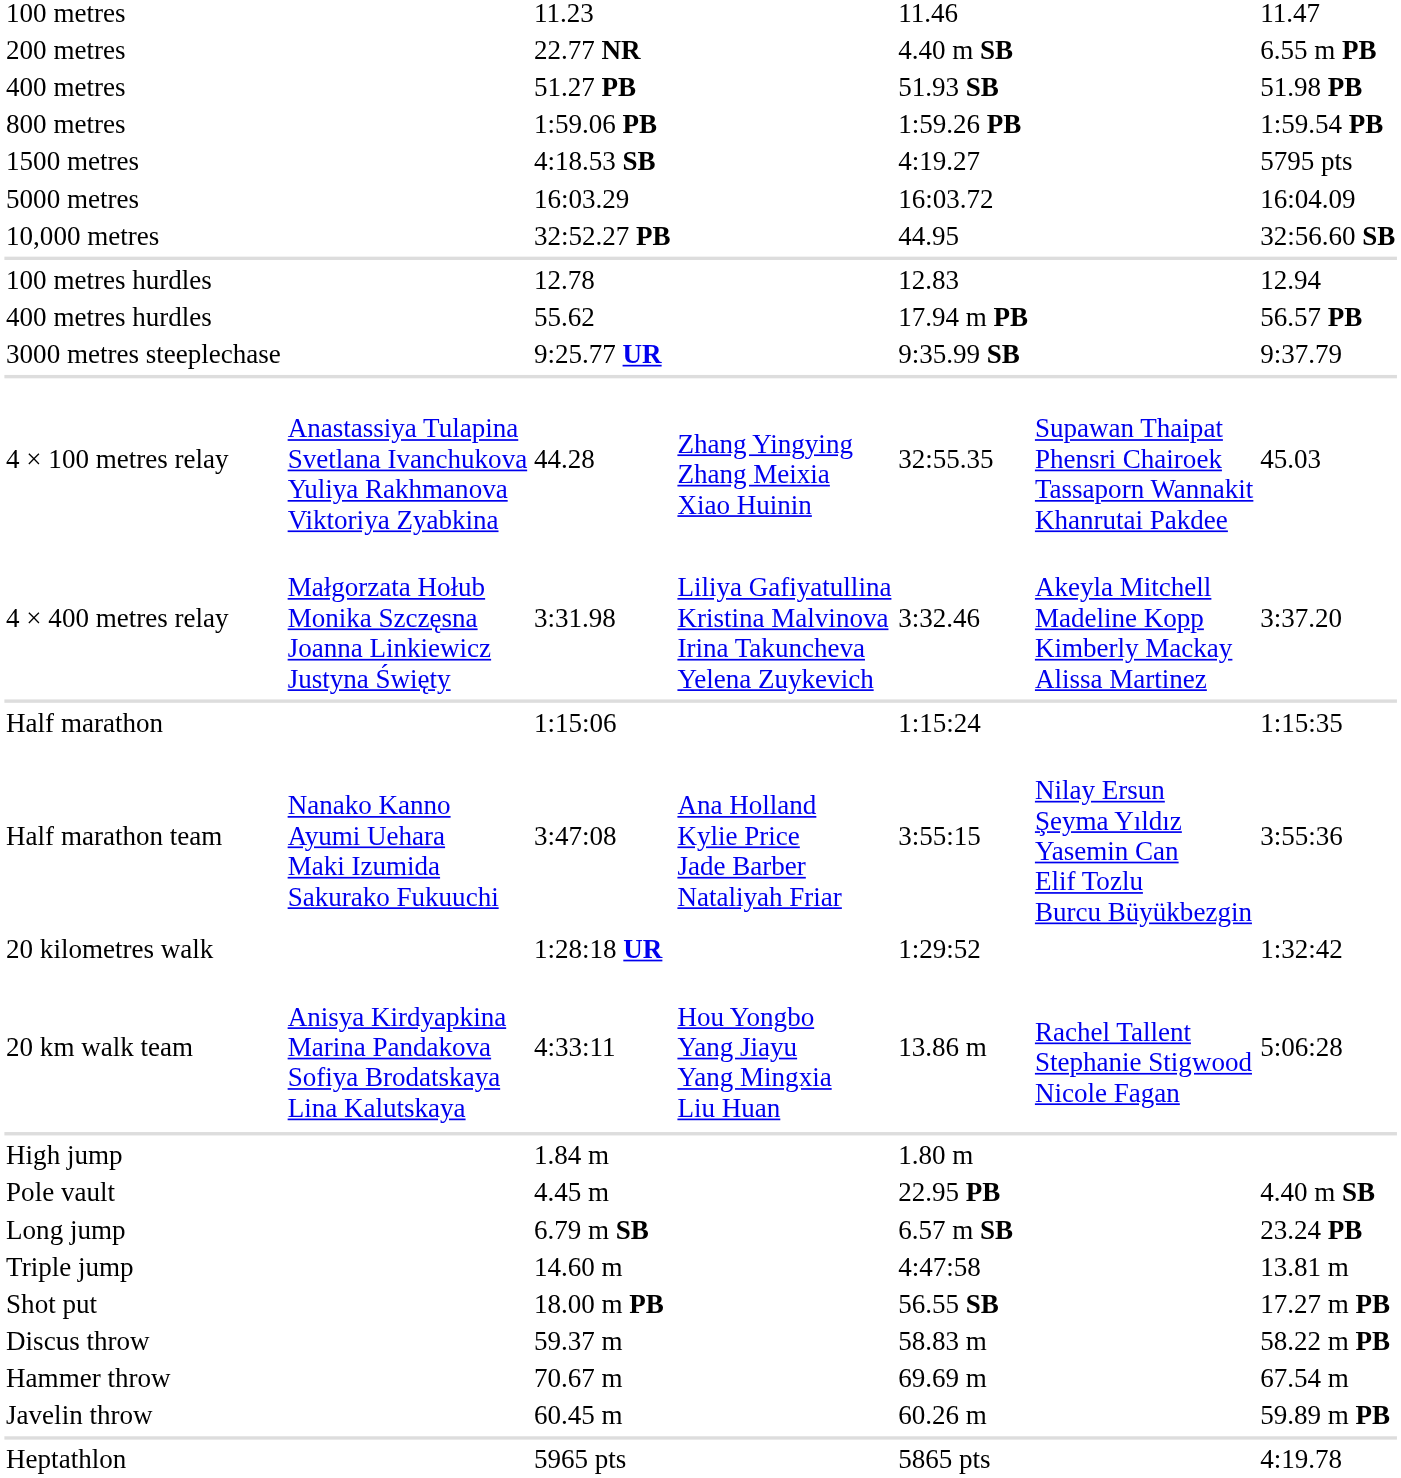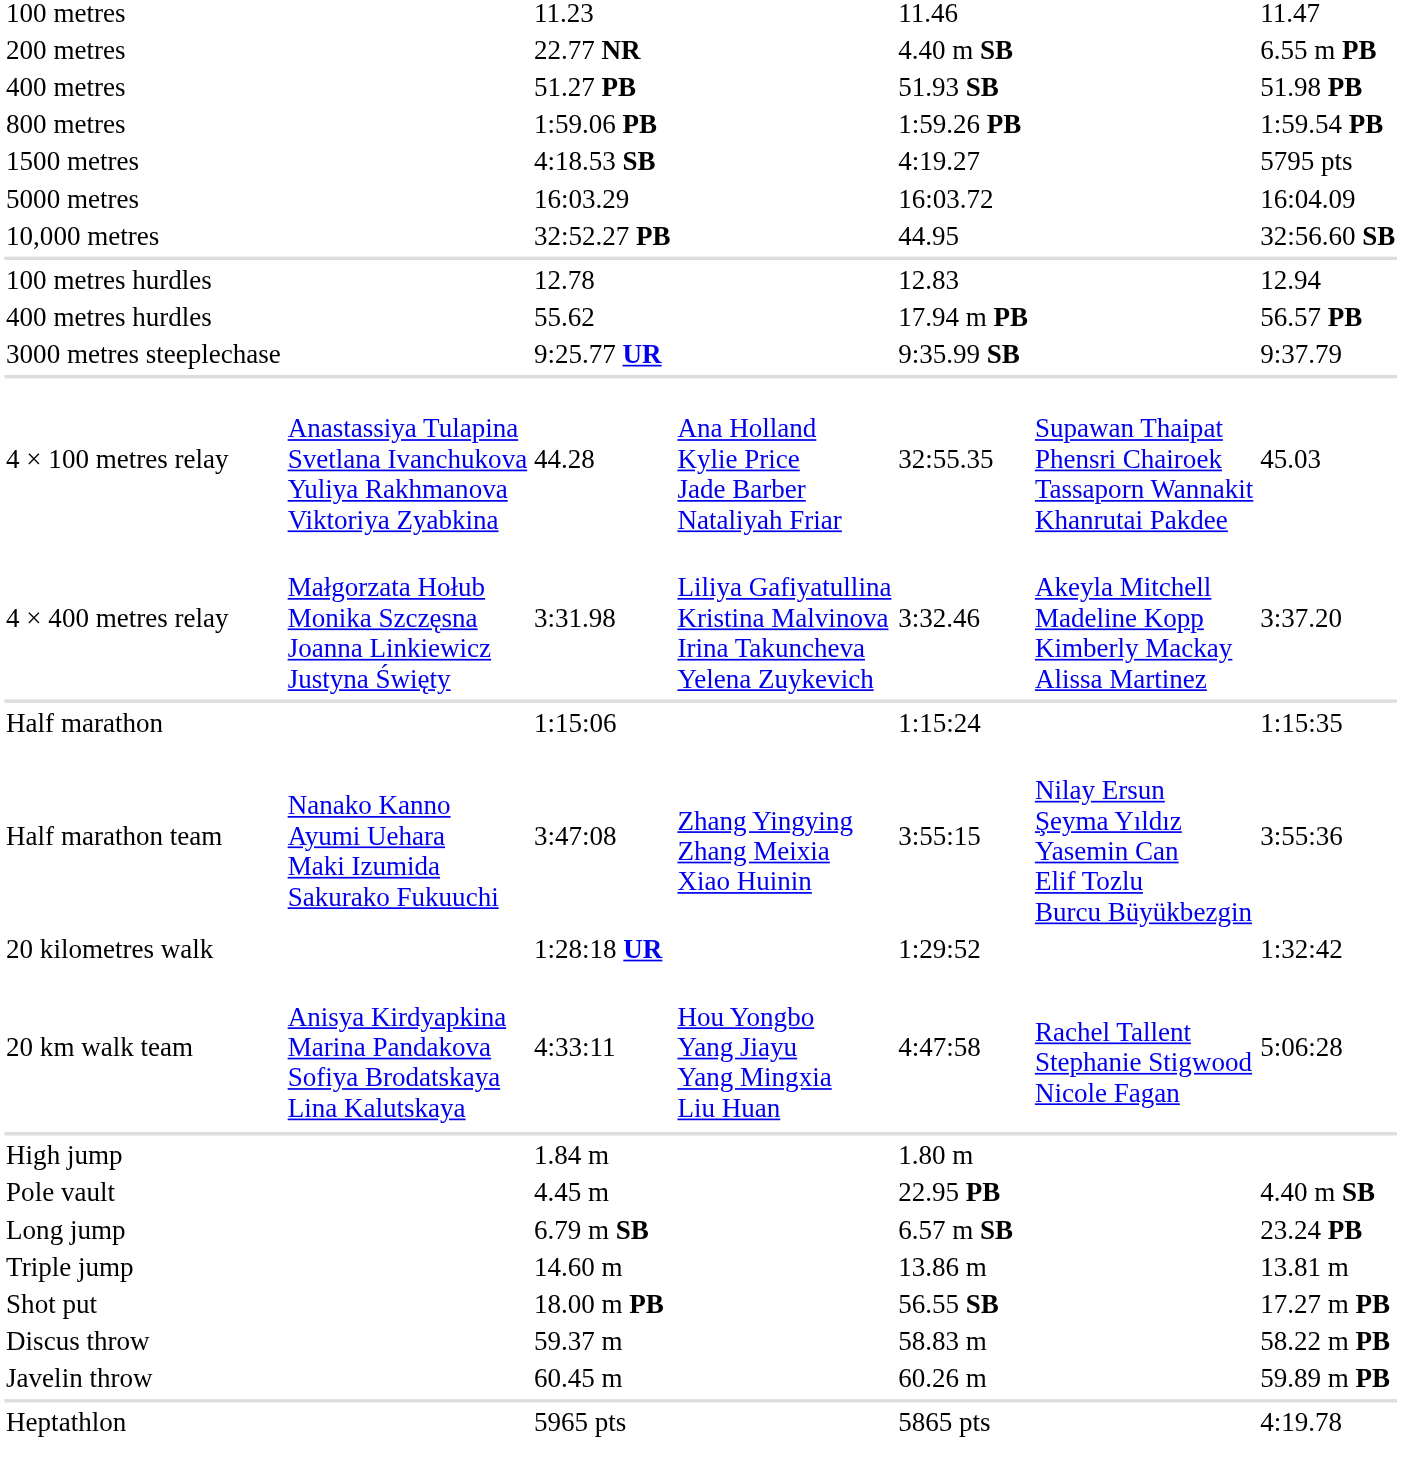(765, 474) Zhang Yingying Zhang Meixia Xiao Huinin -> (760, 474) Ana Holland Kylie Price Jade Barber Nataliyah Friar
(760, 851) Ana Holland Kylie Price Jade Barber Nataliyah Friar -> (765, 851) Zhang Yingying Zhang Meixia Xiao Huinin
(943, 1047) 13.86 m -> (939, 1047) 4:47:58
(939, 1266) 4:47:58 -> (943, 1266) 13.86 m
- row: (88, 1378)
